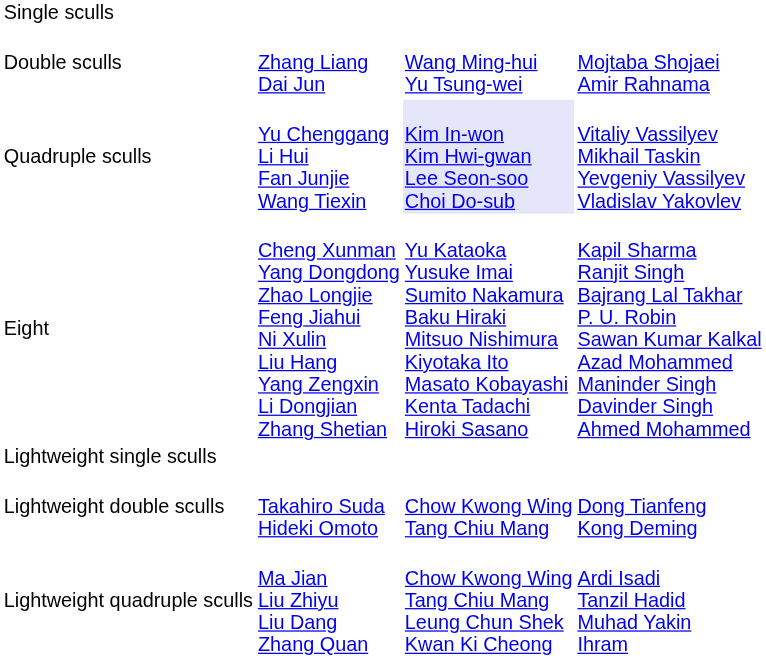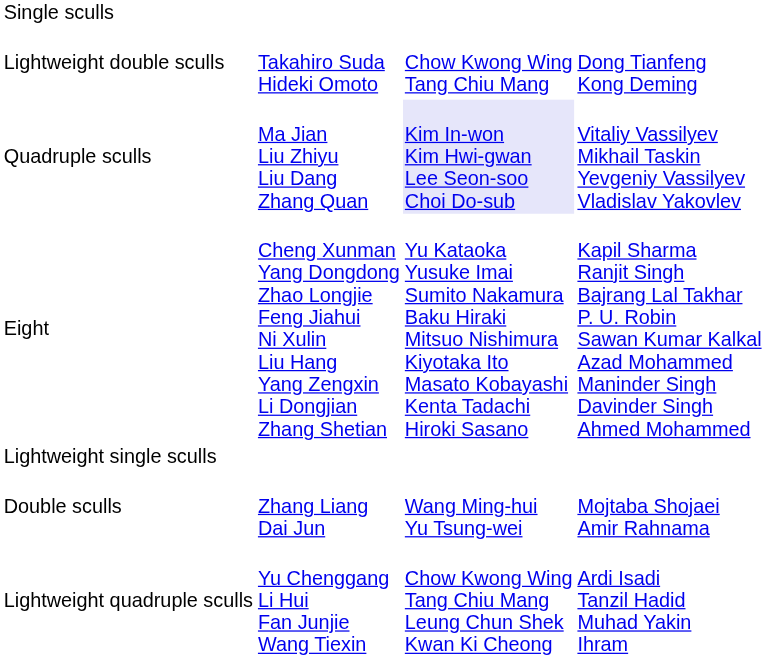rows swapped: (63, 62) <-> (114, 506)
(324, 167) Yu Chenggang Li Hui Fan Junjie Wang Tiexin -> (313, 167) Ma Jian Liu Zhiyu Liu Dang Zhang Quan
(313, 611) Ma Jian Liu Zhiyu Liu Dang Zhang Quan -> (324, 611) Yu Chenggang Li Hui Fan Junjie Wang Tiexin
